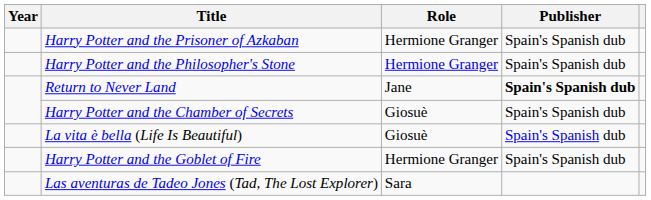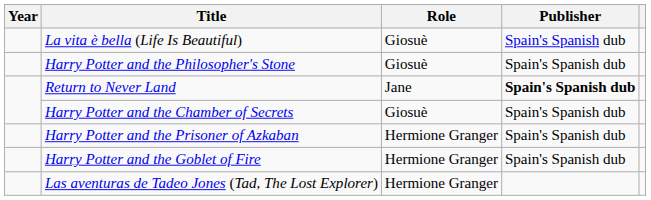rows swapped: (144, 135) <-> (172, 40)
(441, 64) Hermione Granger -> (406, 64) Giosuè
(398, 183) Sara -> (441, 183) Hermione Granger
